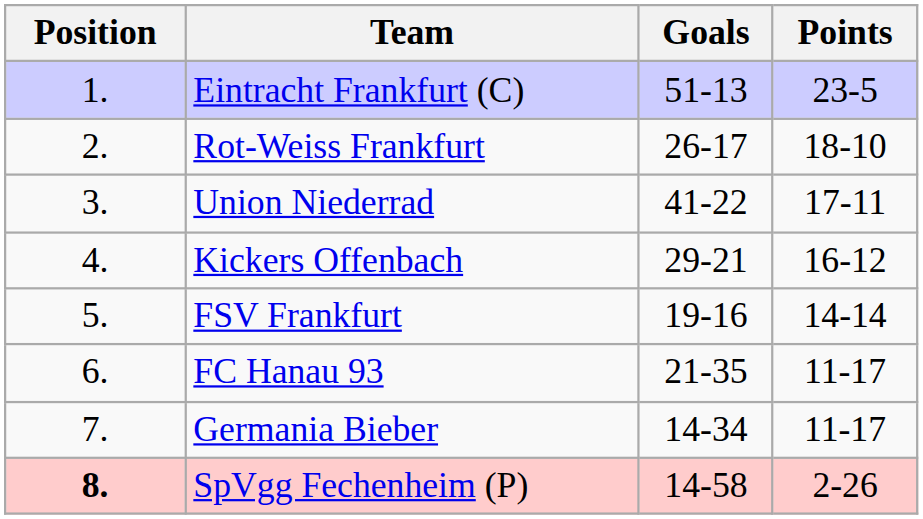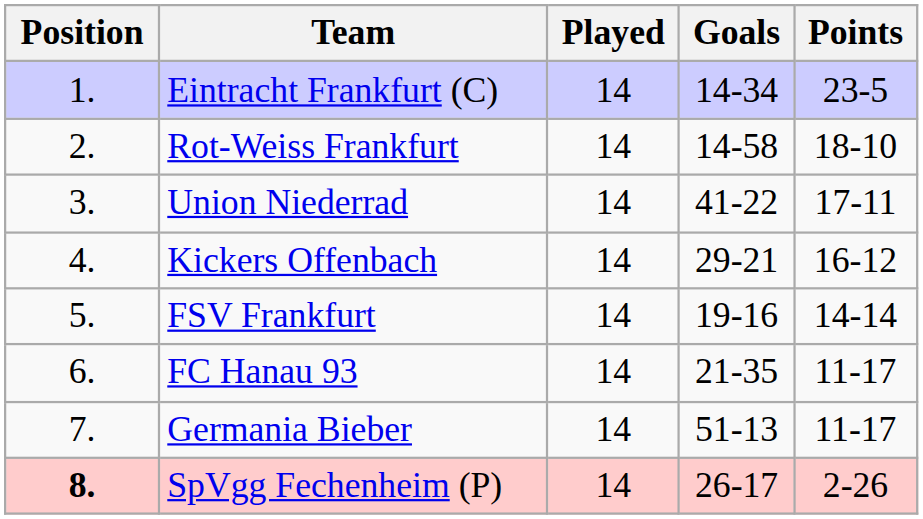+ column: (613, 32)
(706, 89) 51-13 -> (737, 89) 14-34
(706, 145) 26-17 -> (737, 145) 14-58
(706, 428) 14-34 -> (737, 428) 51-13
(706, 485) 14-58 -> (737, 485) 26-17
